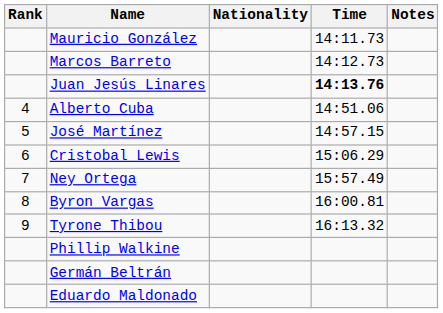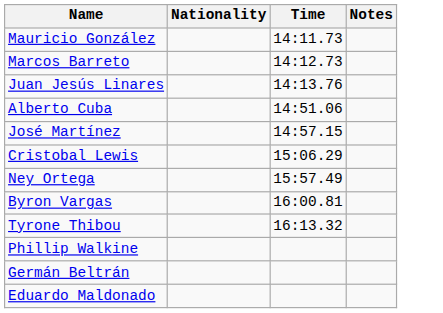- column: (25, 17)
(350, 87) bold -> (308, 87) normal
